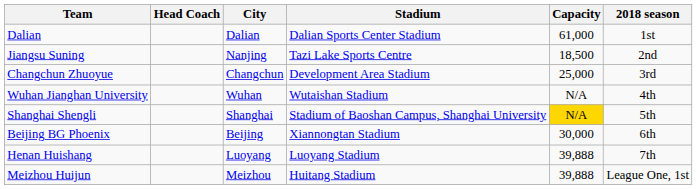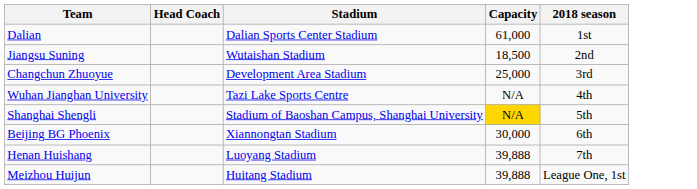- column: (255, 14)
(350, 54) Tazi Lake Sports Centre -> (275, 54) Wutaishan Stadium
(339, 94) Wutaishan Stadium -> (287, 94) Tazi Lake Sports Centre
